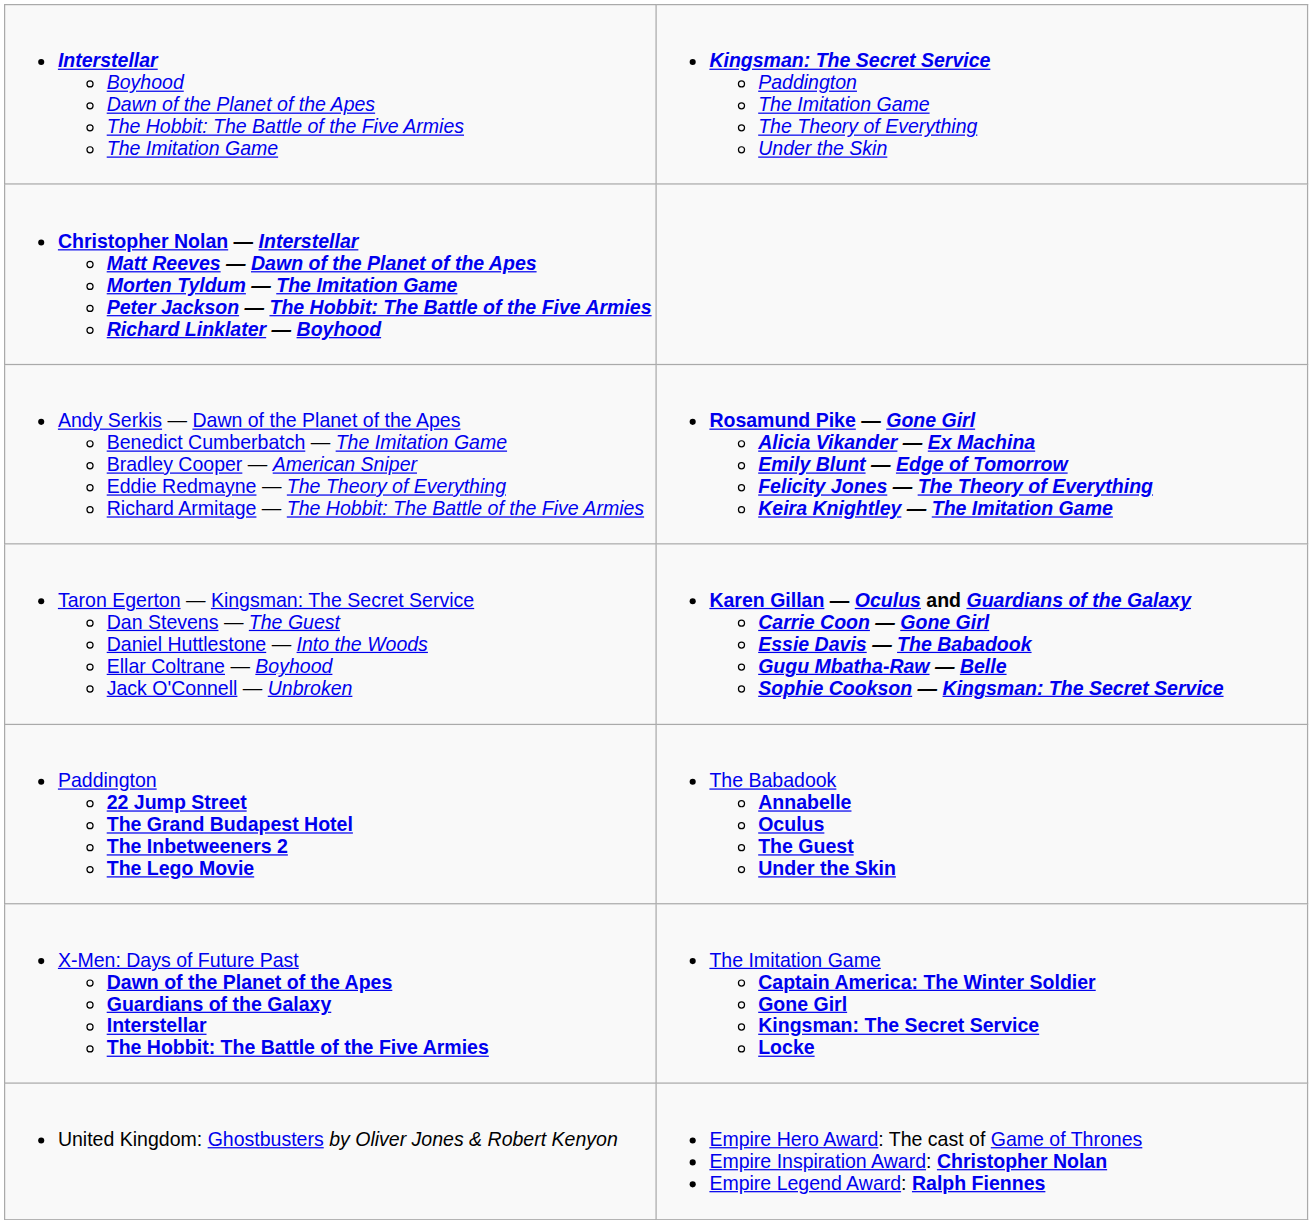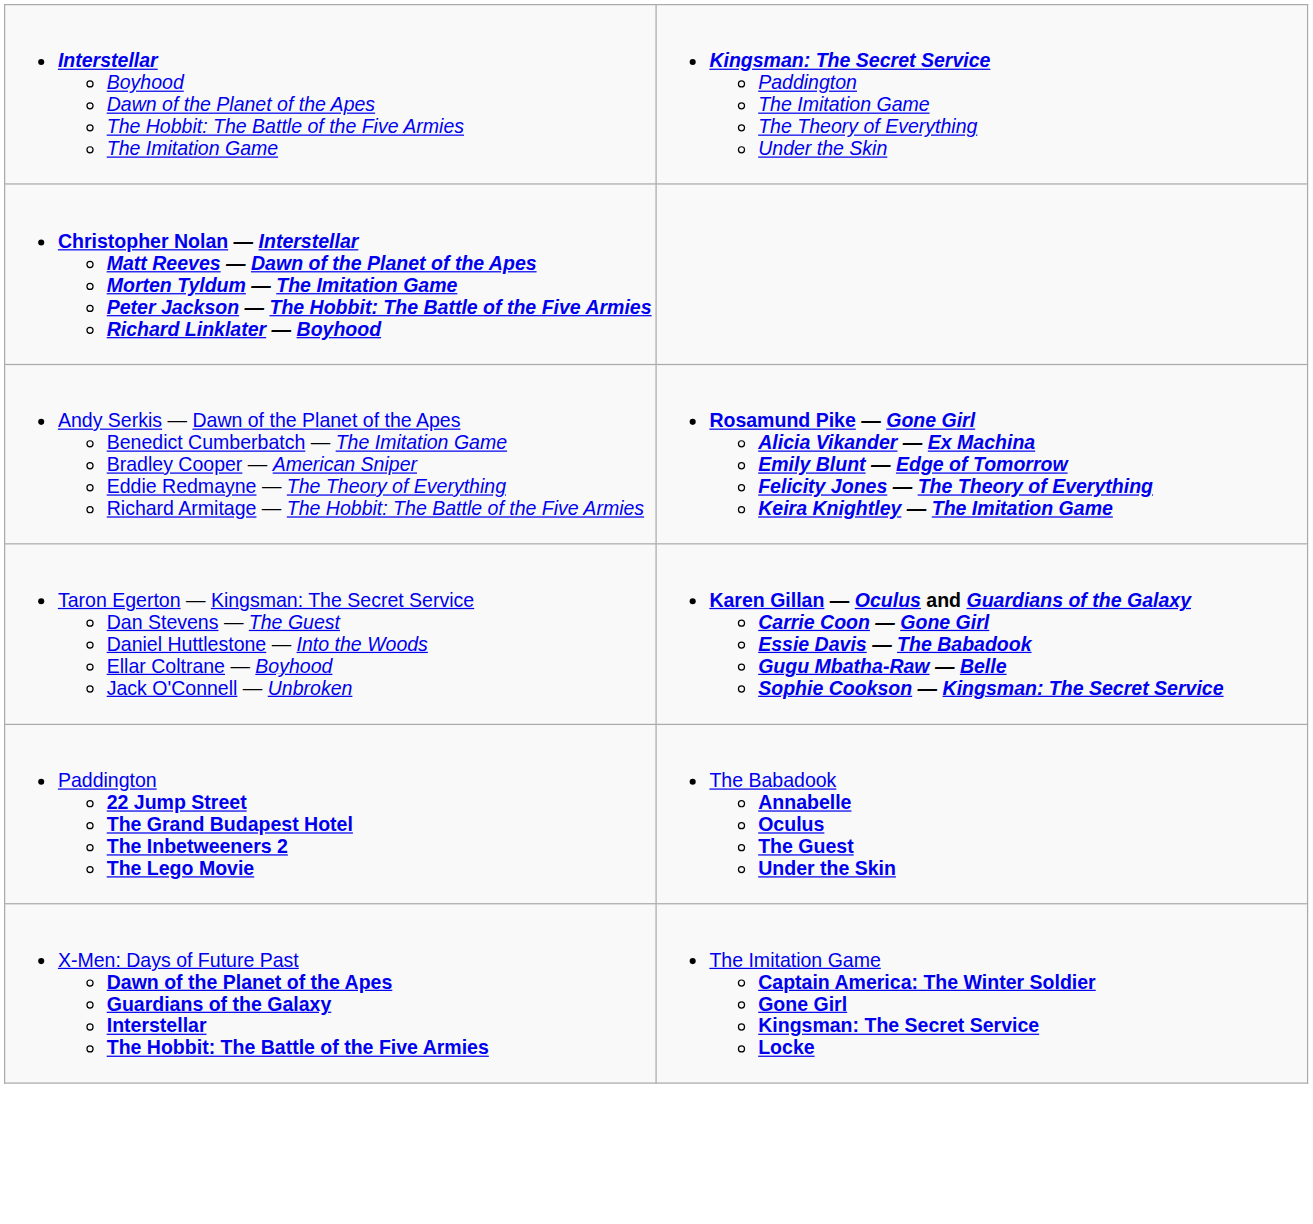- row: (330, 1140)
